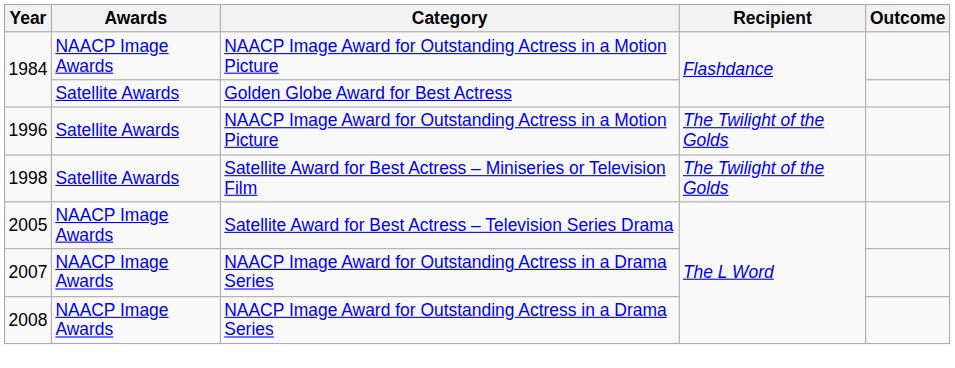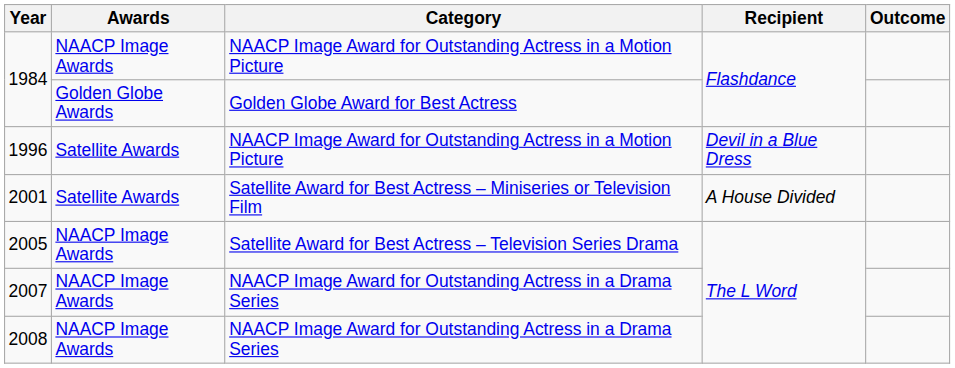(117, 93) Satellite Awards -> (109, 103) Golden Globe Awards
(754, 130) The Twilight of the Golds -> (762, 150) Devil in a Blue Dress
- row: (28, 178)
+ row: (28, 197)
